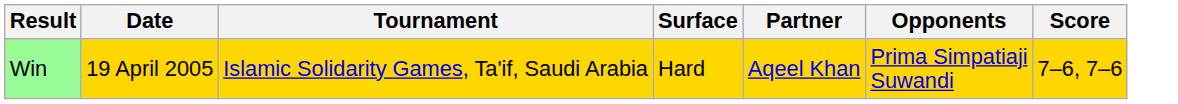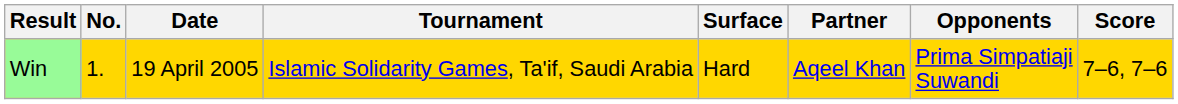+ column: (104, 21)
